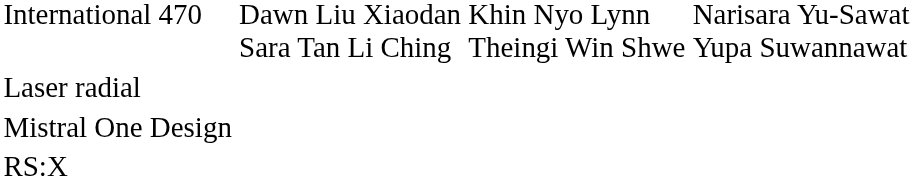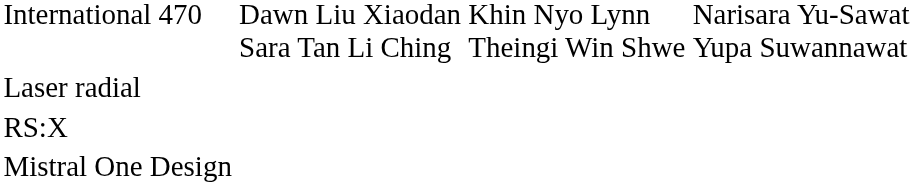rows swapped: (118, 127) <-> (36, 166)
